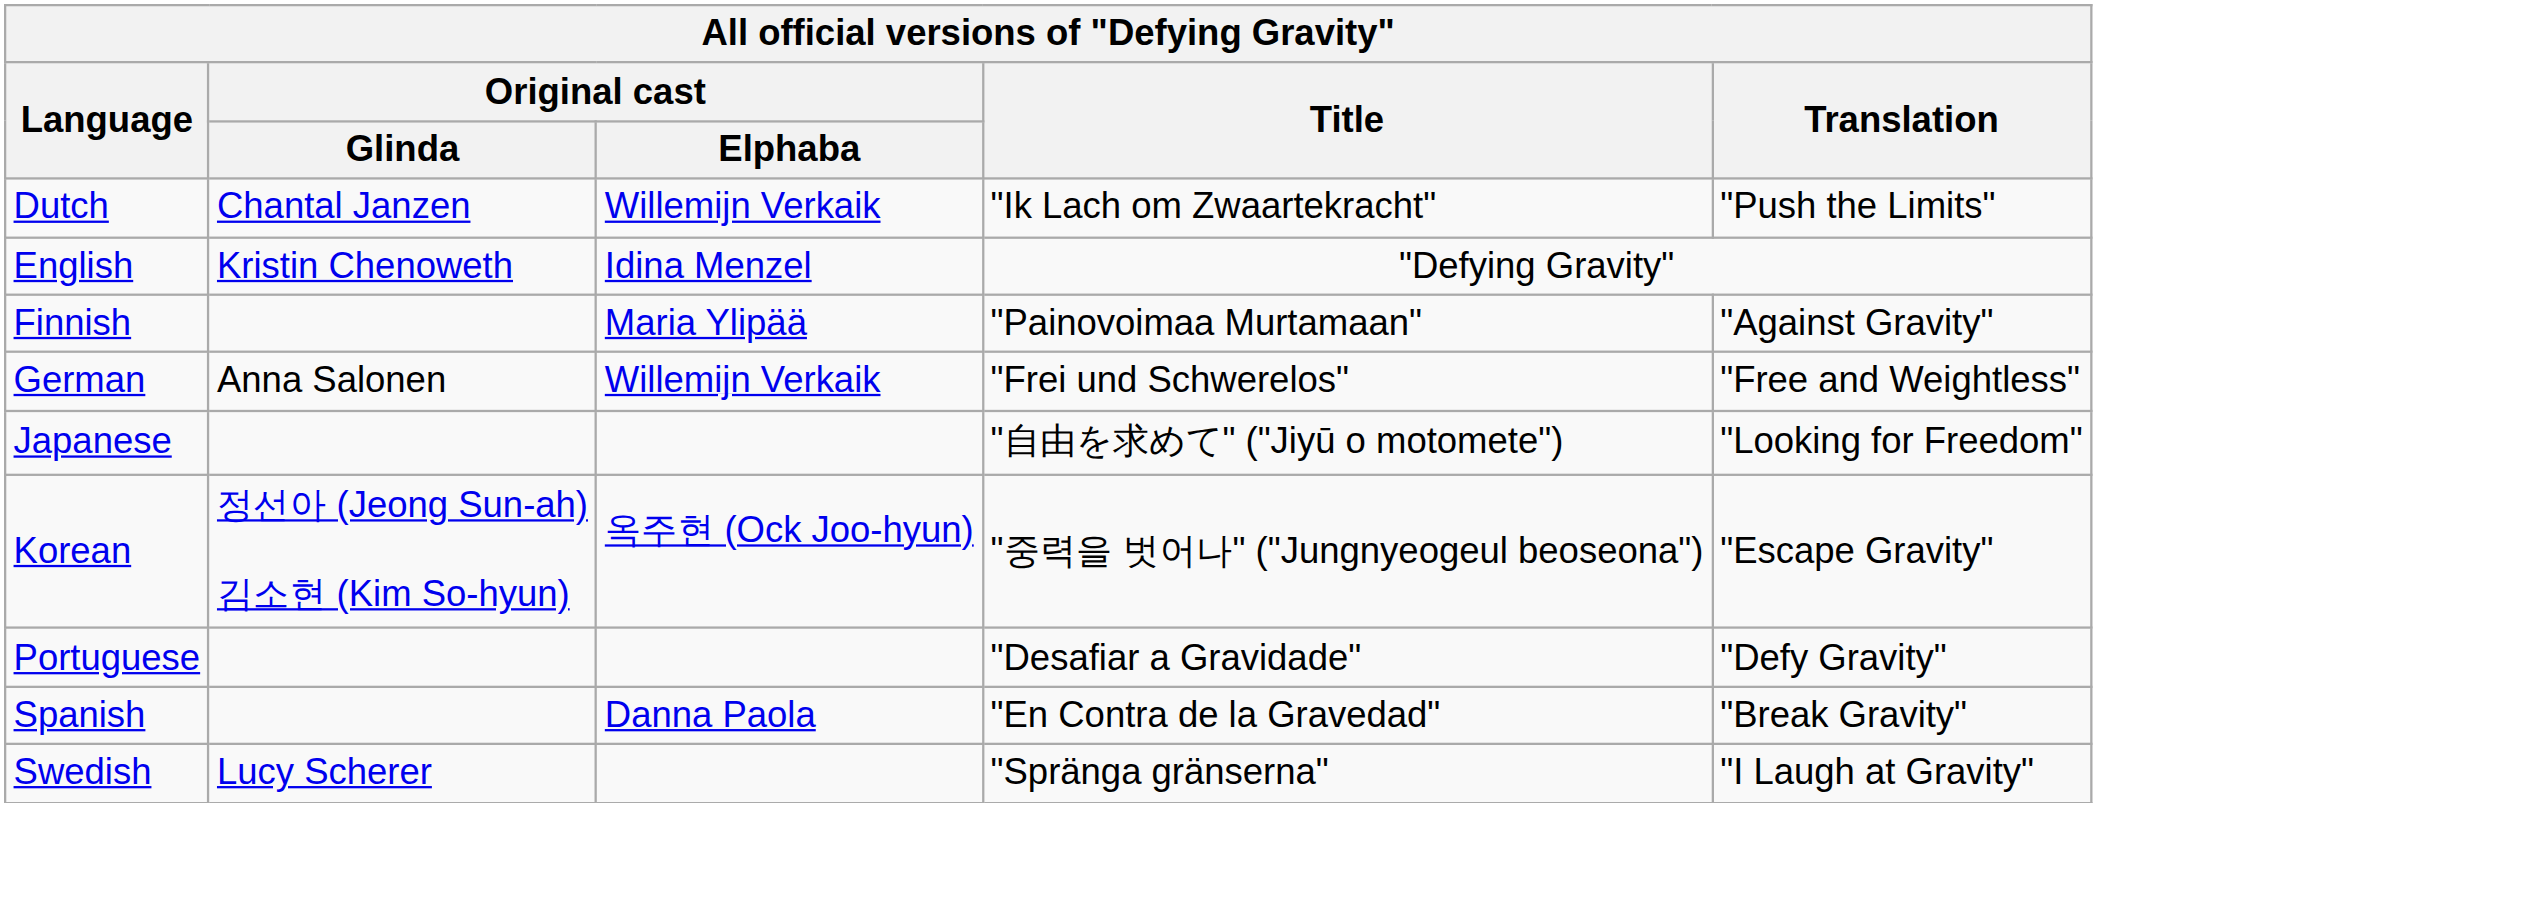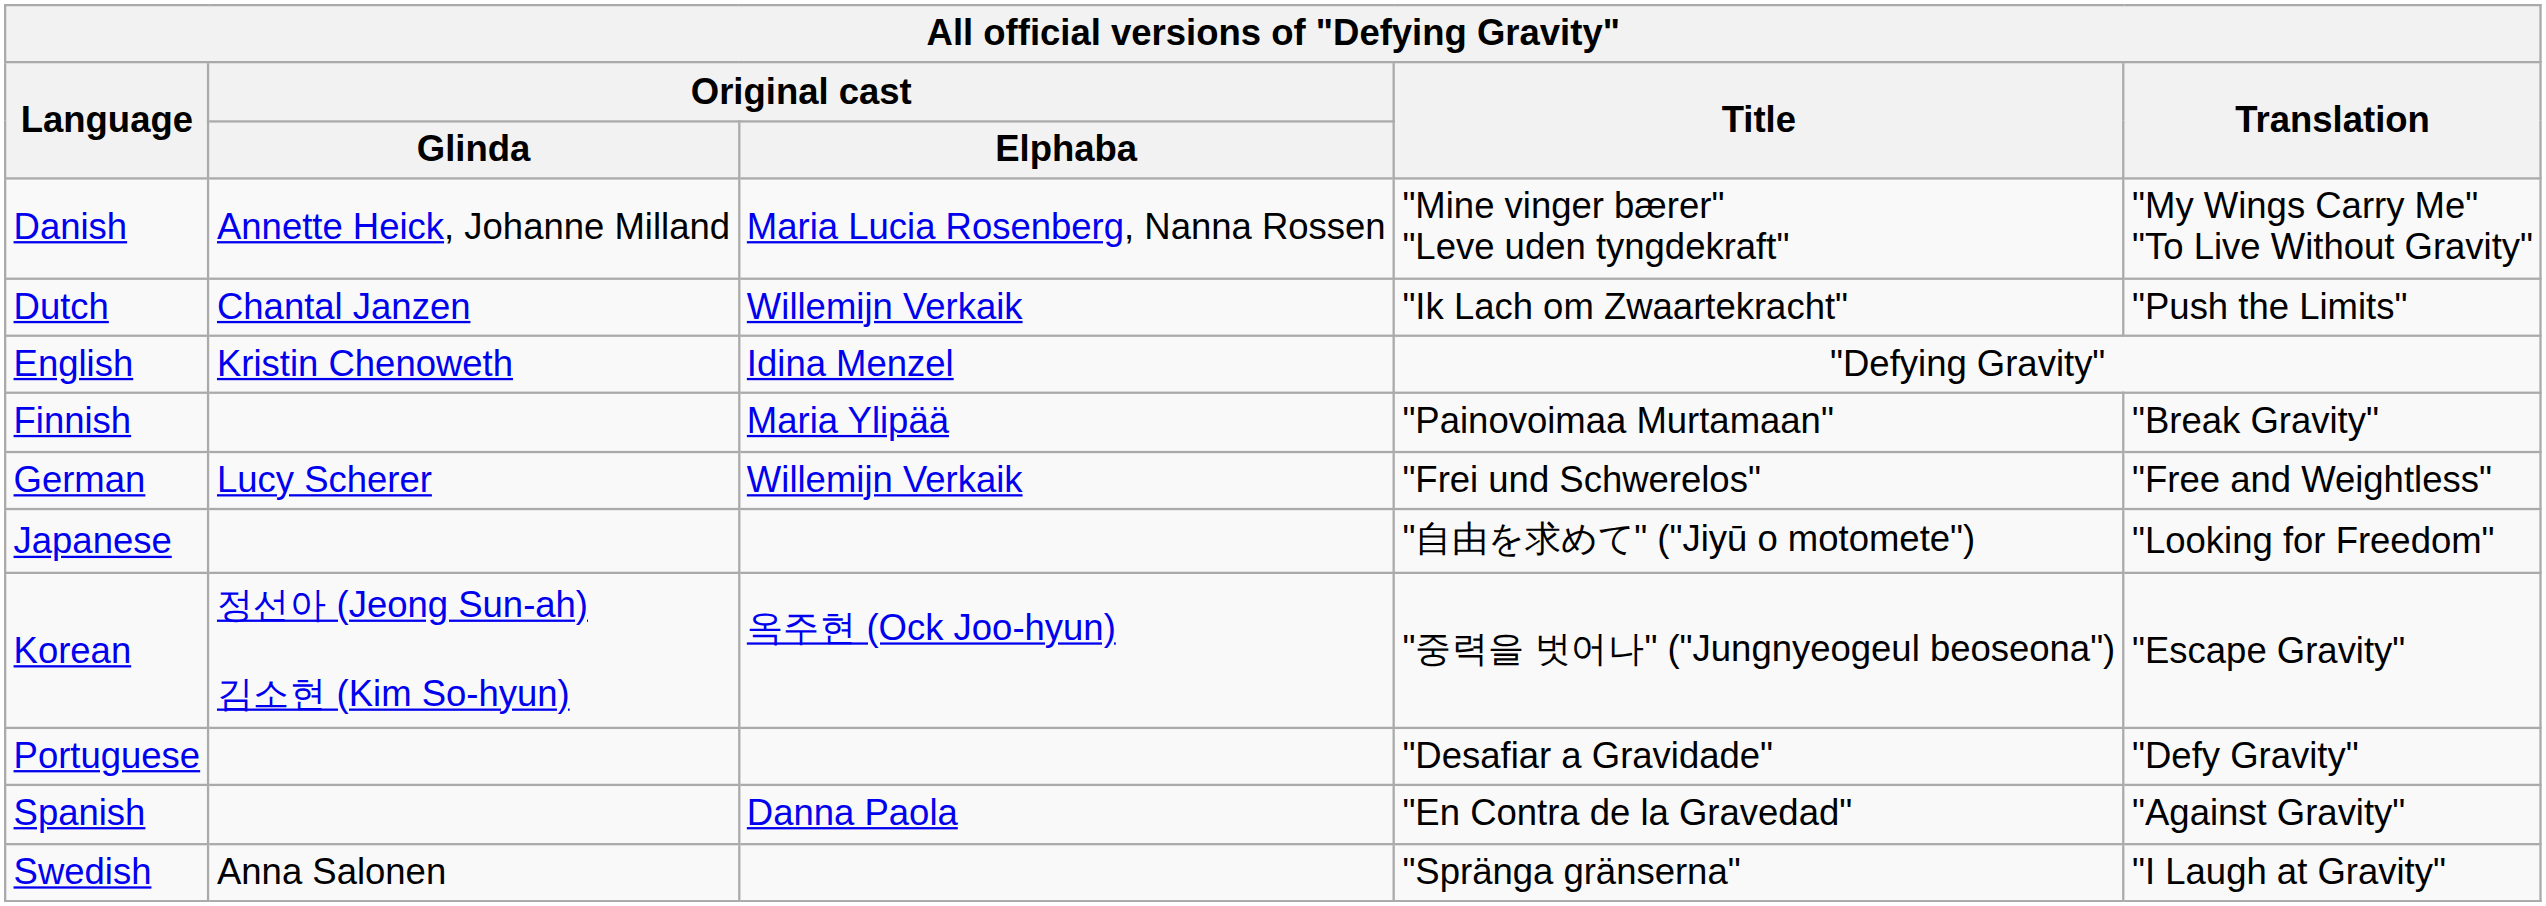+ row: (70, 227)
(1857, 322) "Against Gravity" -> (2256, 421) "Break Gravity"
(332, 380) Anna Salonen -> (324, 479) Lucy Scherer
(1844, 714) "Break Gravity" -> (2269, 813) "Against Gravity"
(324, 772) Lucy Scherer -> (332, 871) Anna Salonen
